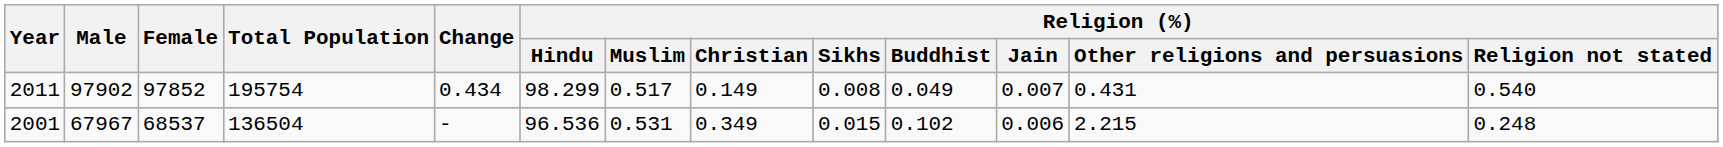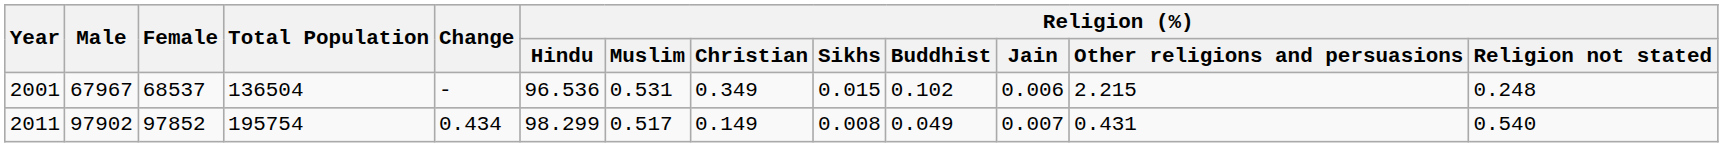rows swapped: (35, 124) <-> (35, 90)
